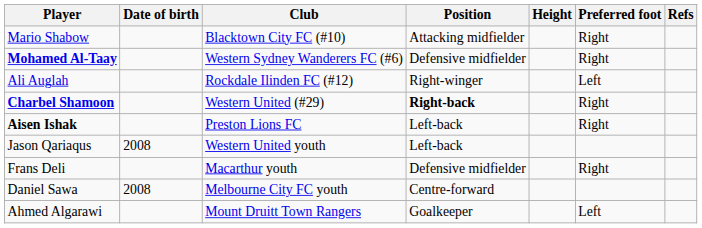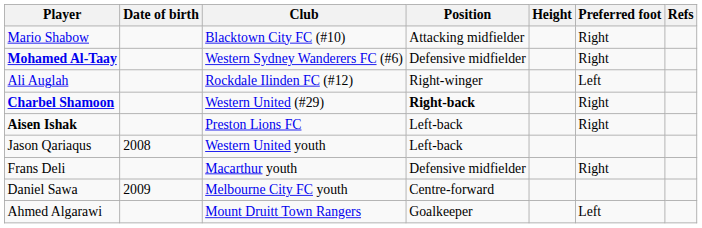(137, 189) 2008 -> (137, 189) 2009
